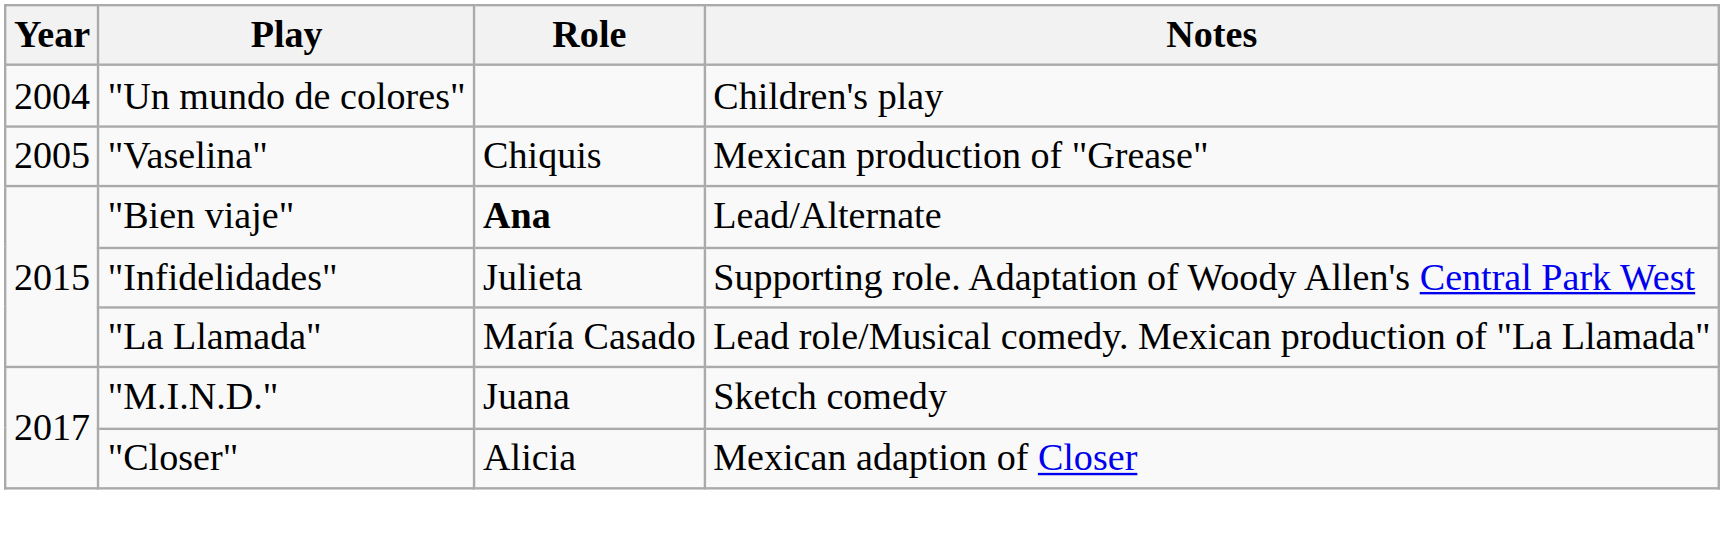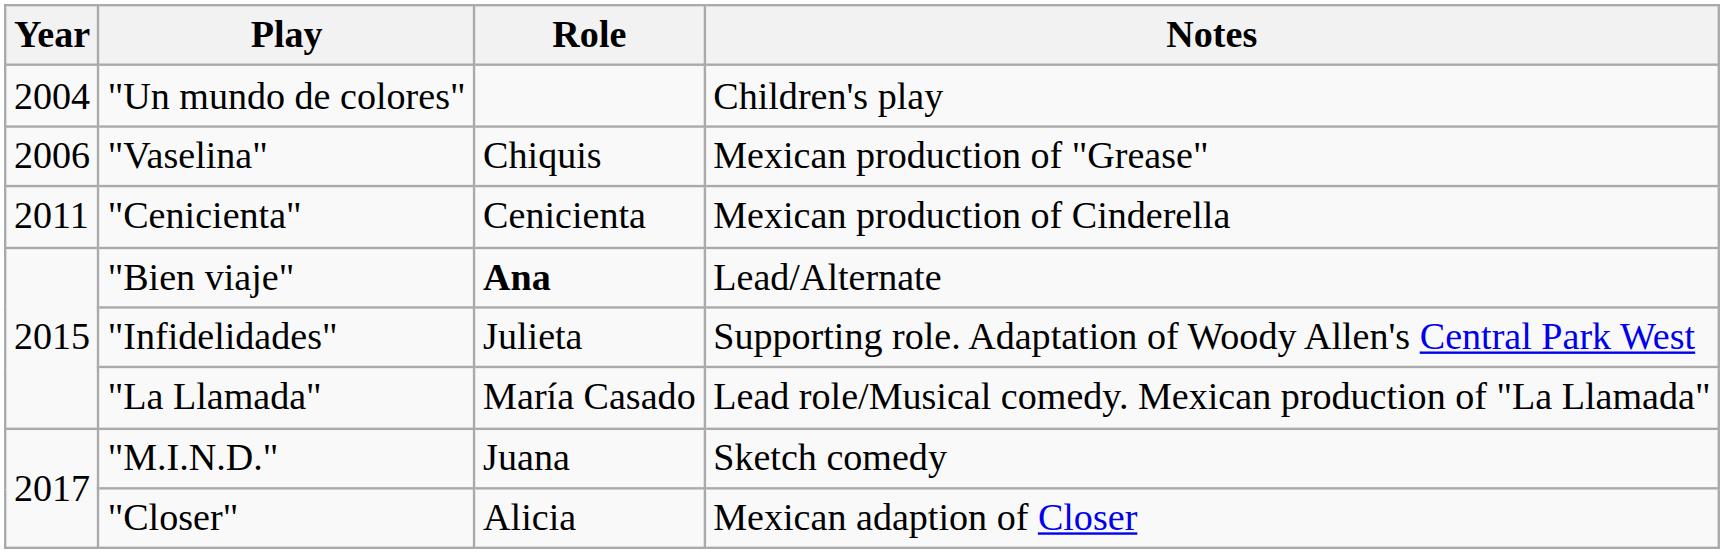(52, 155) 2005 -> (52, 155) 2006
+ row: (205, 215)
